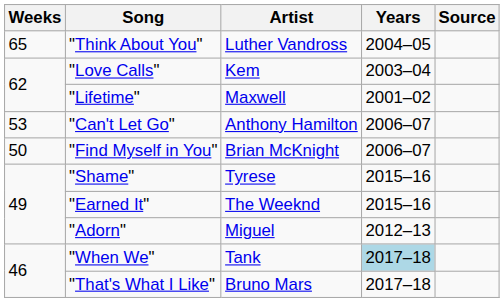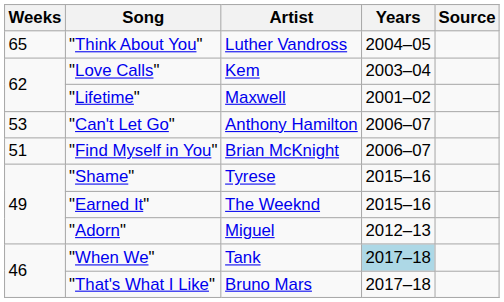(18, 151) 50 -> (18, 151) 51
